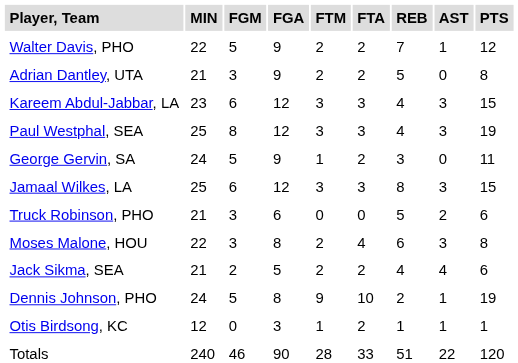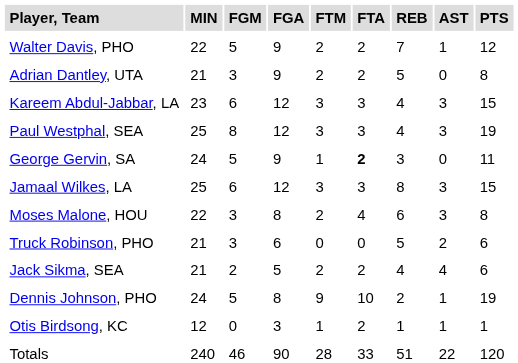(361, 159) normal -> (361, 159) bold
rows swapped: (79, 242) <-> (82, 215)
